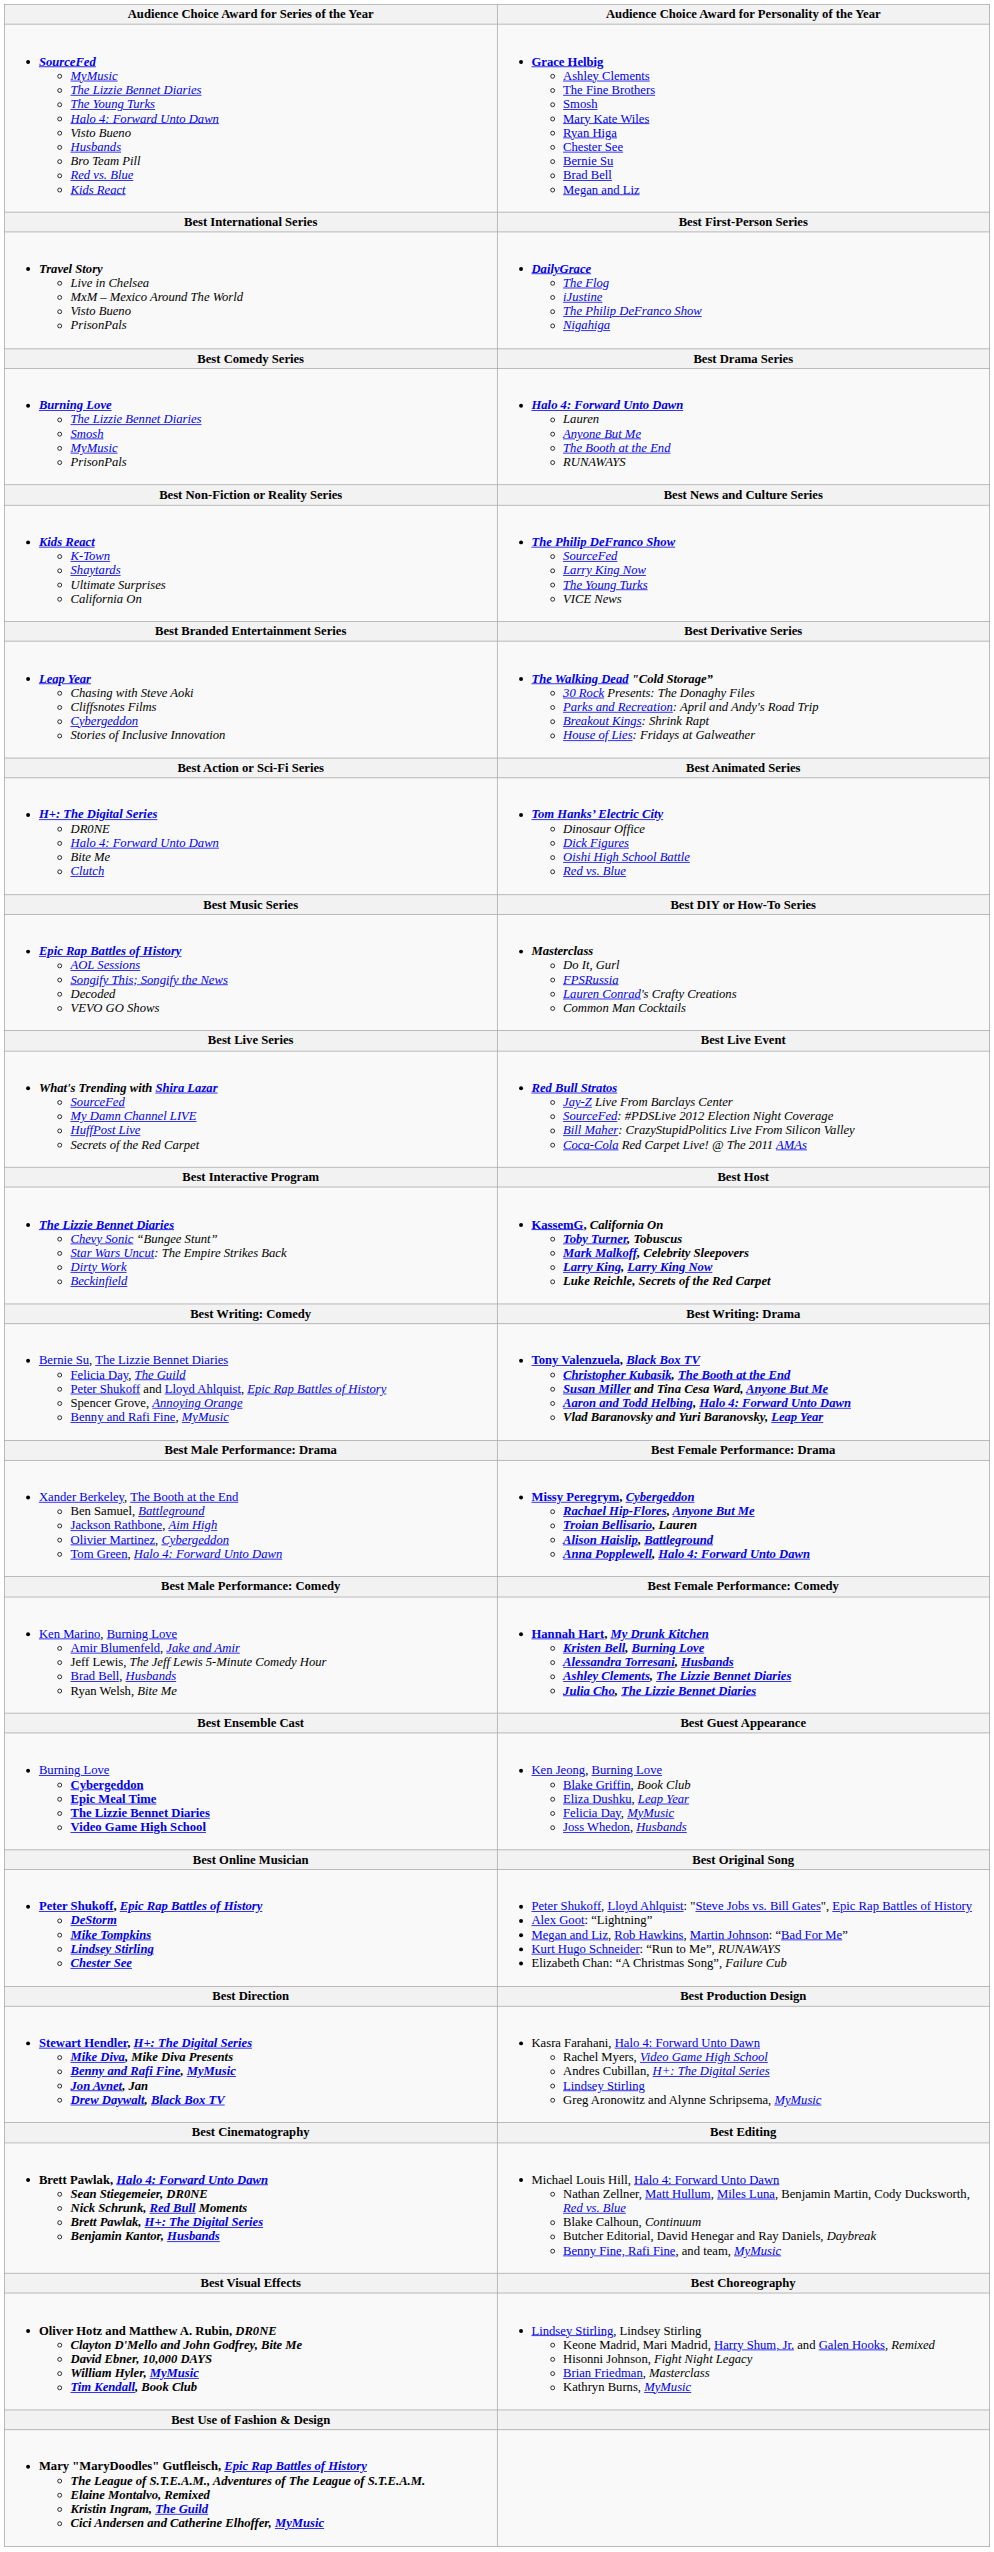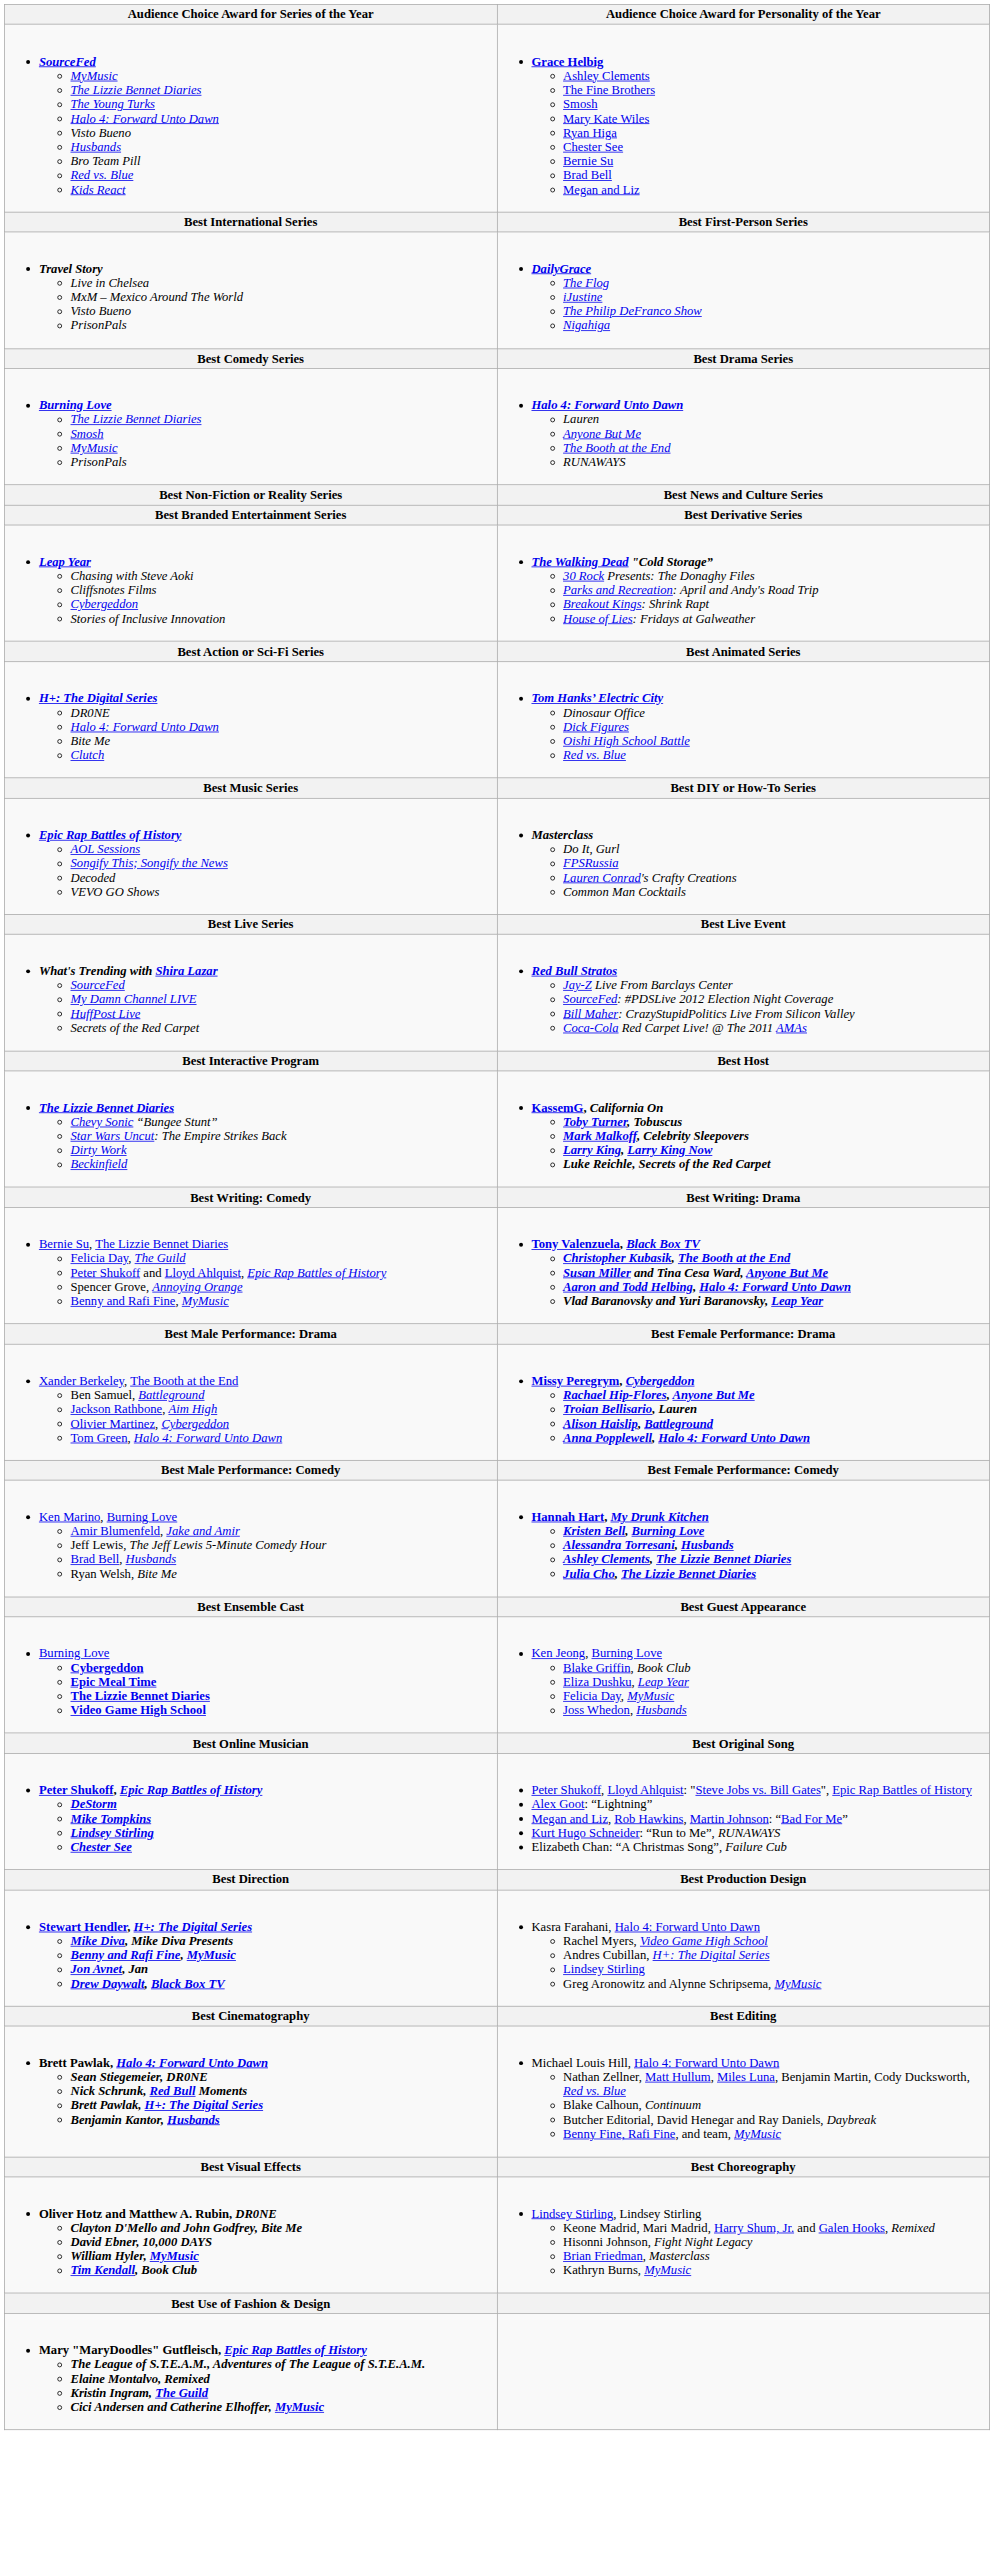- row: (251, 570)
